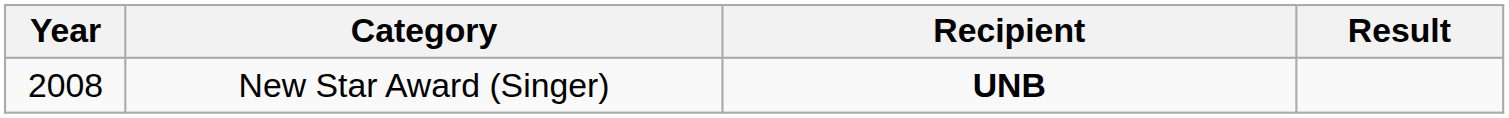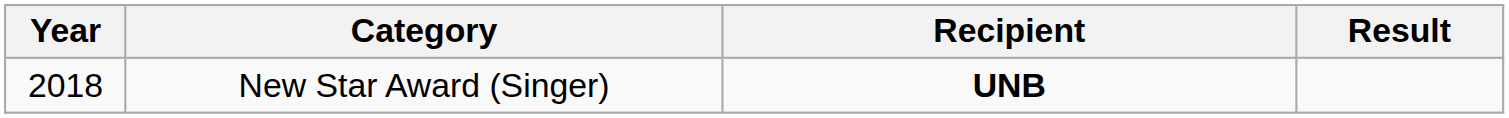(66, 84) 2008 -> (66, 84) 2018
